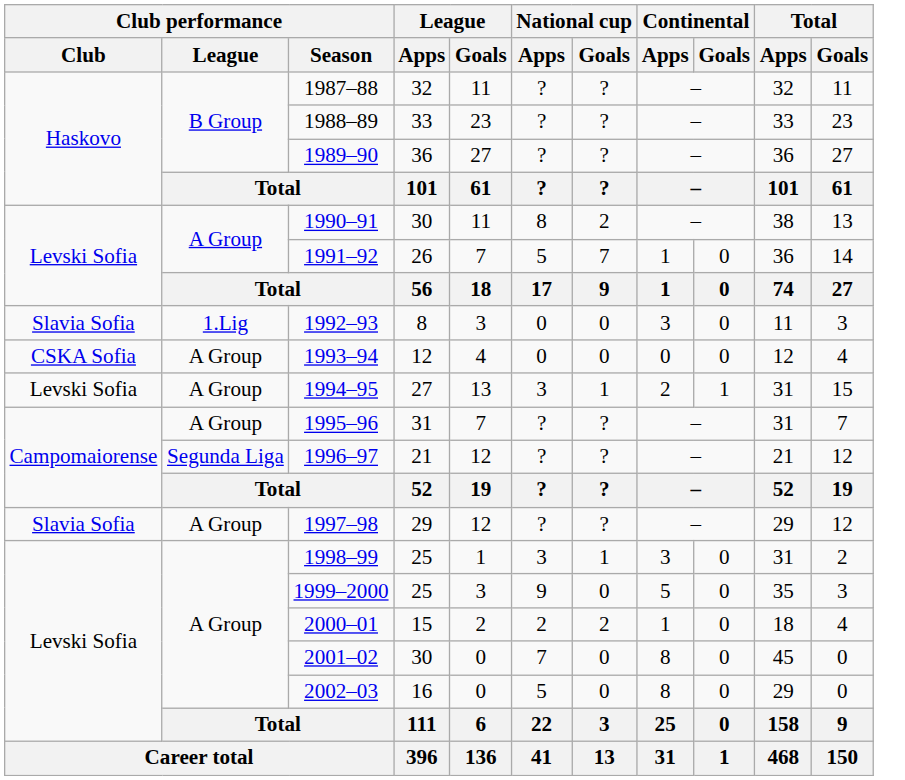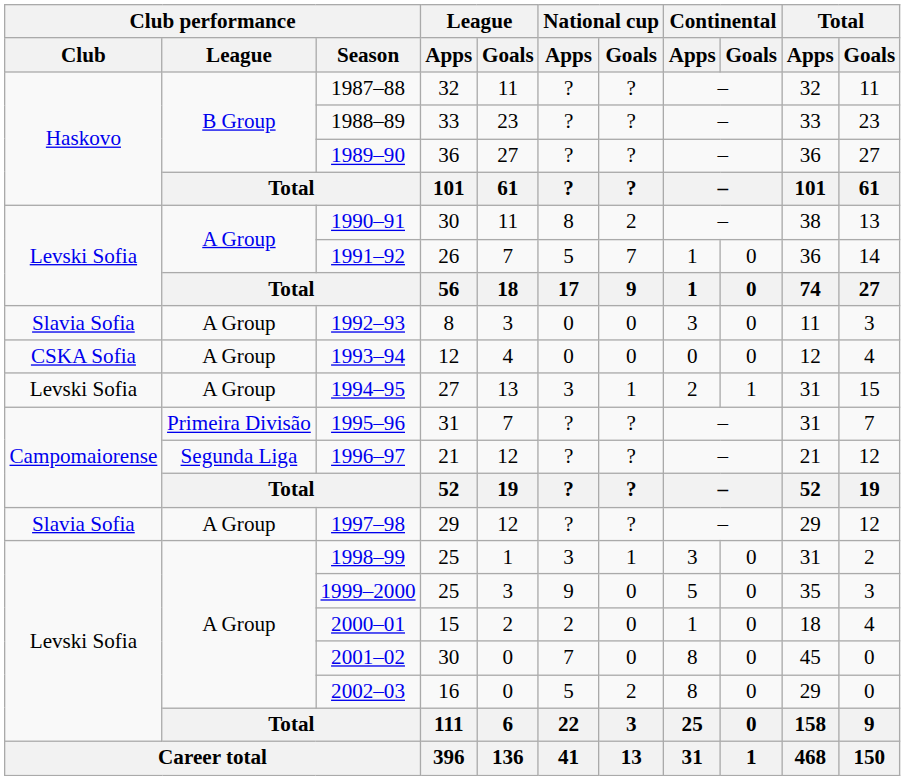(225, 322) 1.Lig -> (239, 322) A Group
(225, 423) A Group -> (239, 423) Primeira Divisão
(604, 624) 2 -> (631, 624) 0
(604, 691) 0 -> (631, 691) 2
